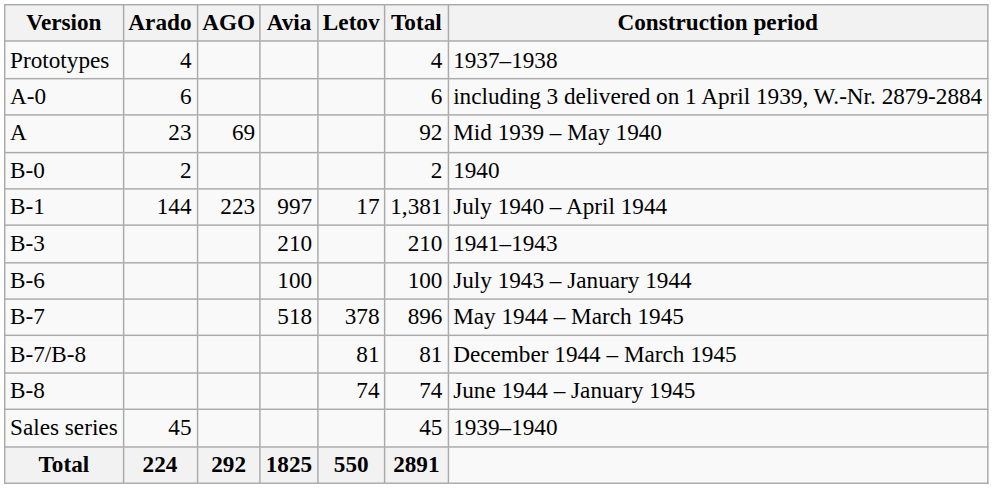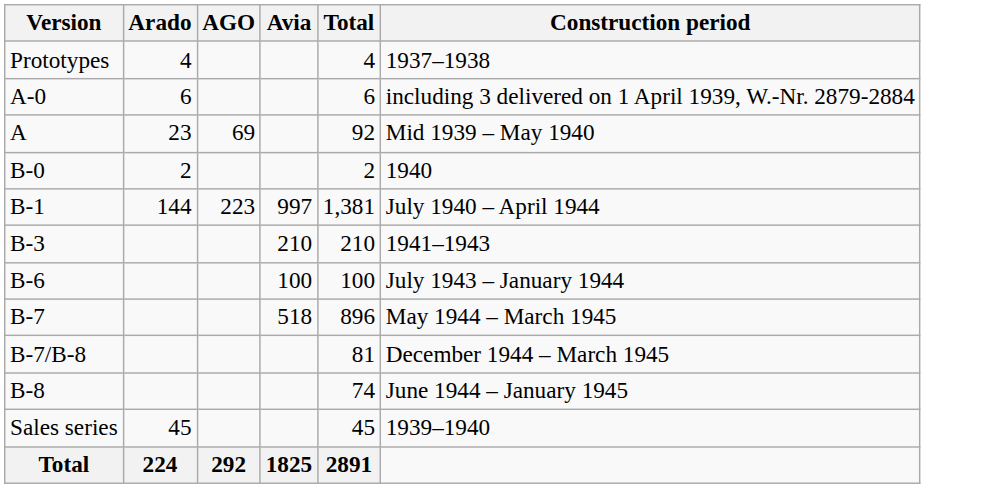- column: (351, 22)
